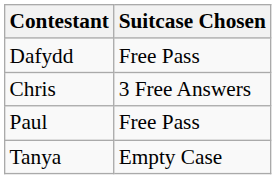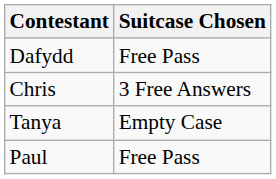rows swapped: (28, 122) <-> (35, 156)
